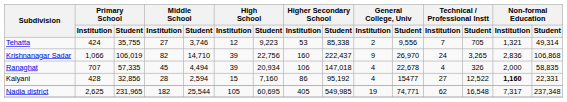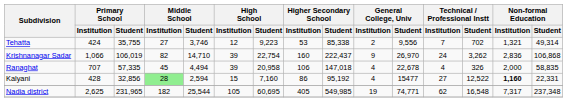(478, 43) 705 -> (478, 43) 702
(269, 55) 22,756 -> (269, 55) 22,754
(478, 55) 3,265 -> (478, 55) 3,262
(269, 67) 20,934 -> (269, 67) 20,958
(164, 79) no background -> (164, 79) lightgreen background
